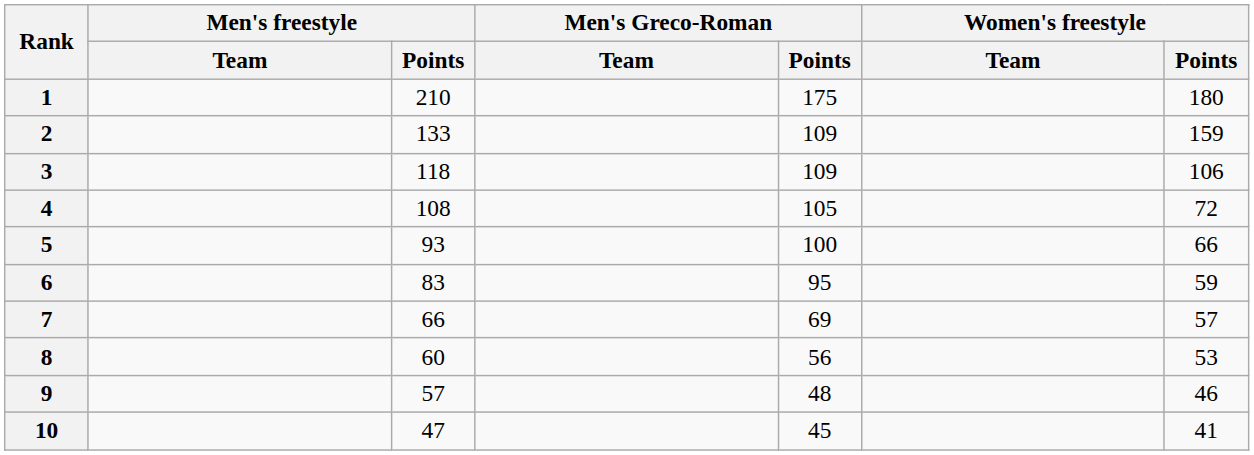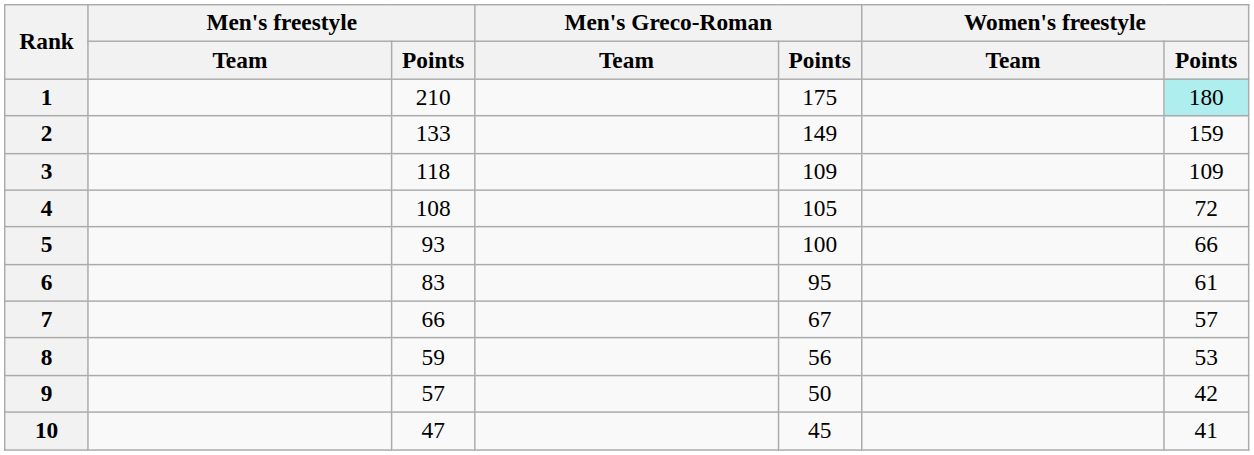(1206, 97) no background -> (1206, 97) paleturquoise background
(820, 134) 109 -> (820, 134) 149
(1206, 171) 106 -> (1206, 171) 109
(1206, 282) 59 -> (1206, 282) 61
(820, 319) 69 -> (820, 319) 67
(433, 356) 60 -> (433, 356) 59
(820, 393) 48 -> (820, 393) 50
(1206, 393) 46 -> (1206, 393) 42
